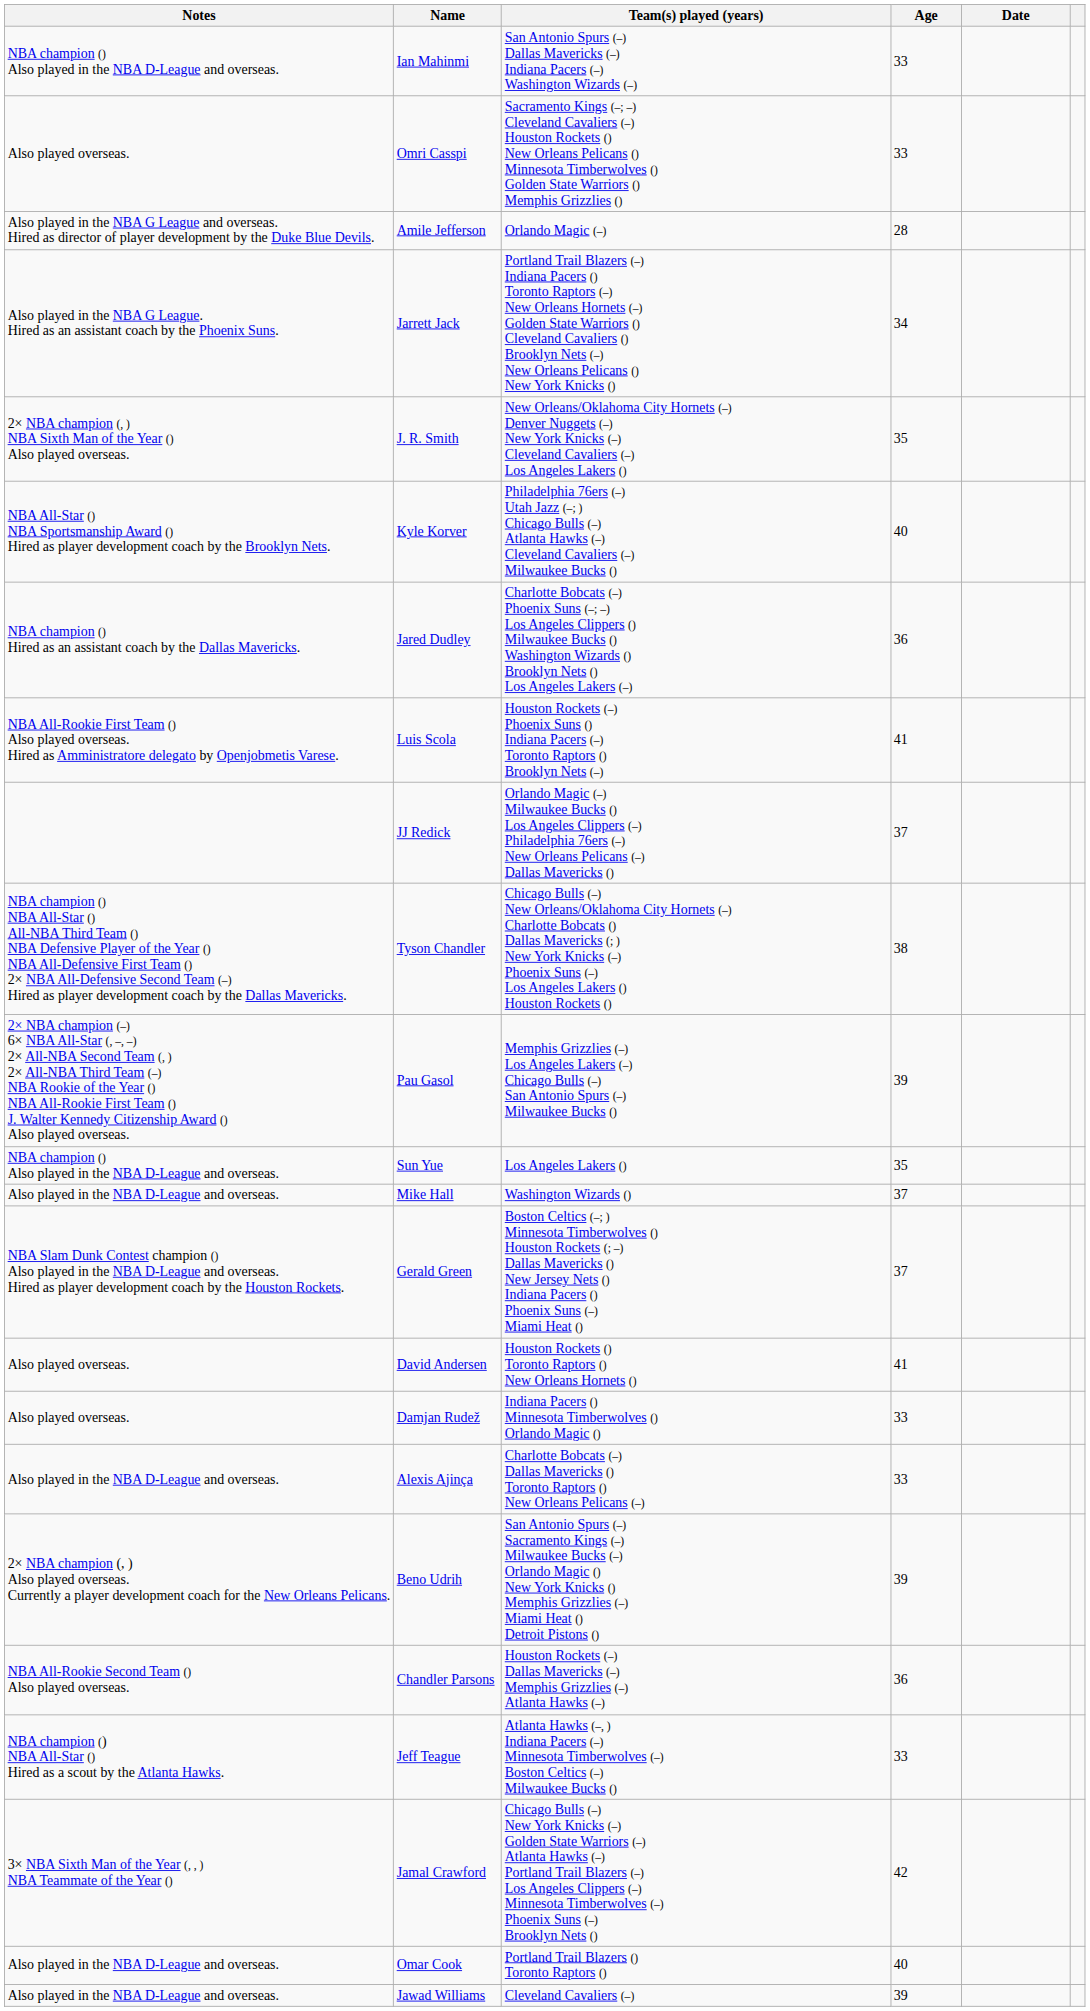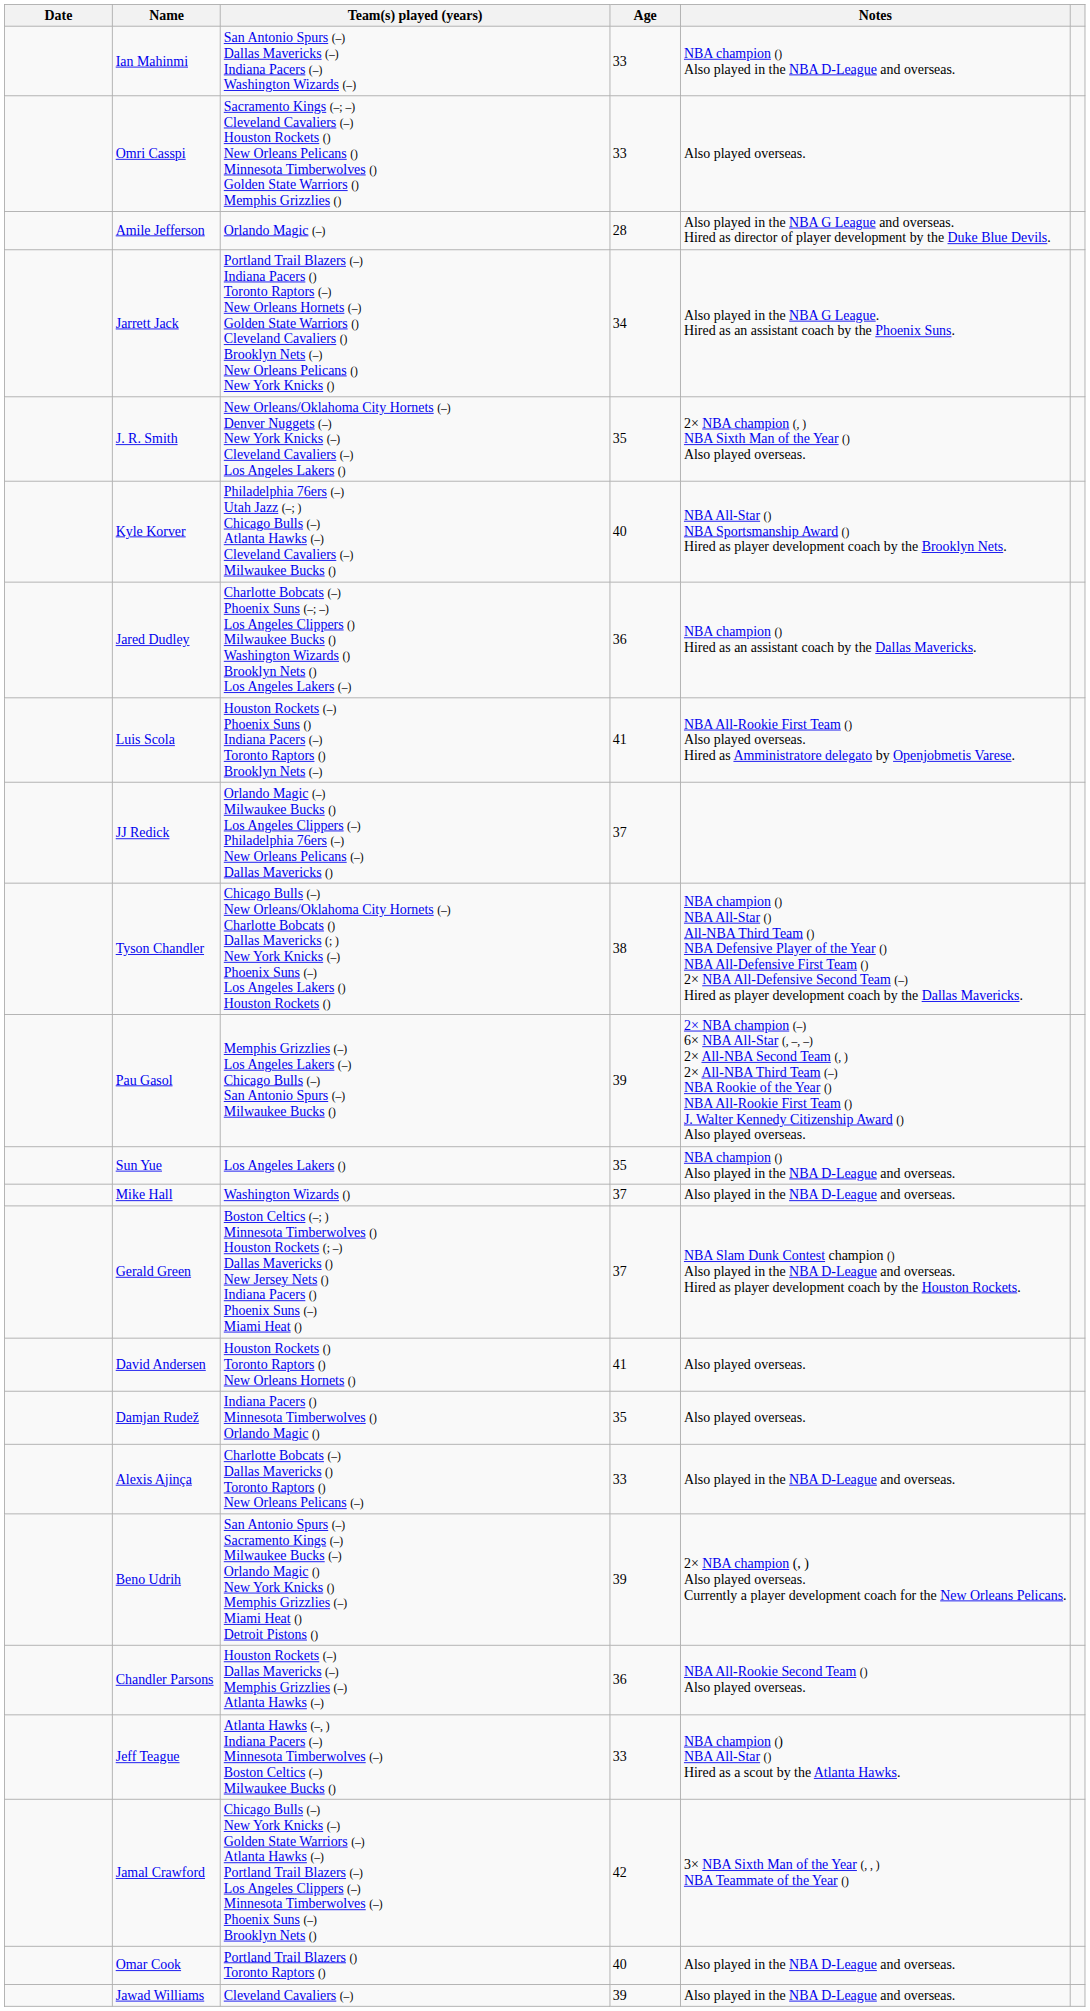columns swapped: (1016, 15) <-> (199, 15)
(901, 1417) 33 -> (620, 1417) 35
